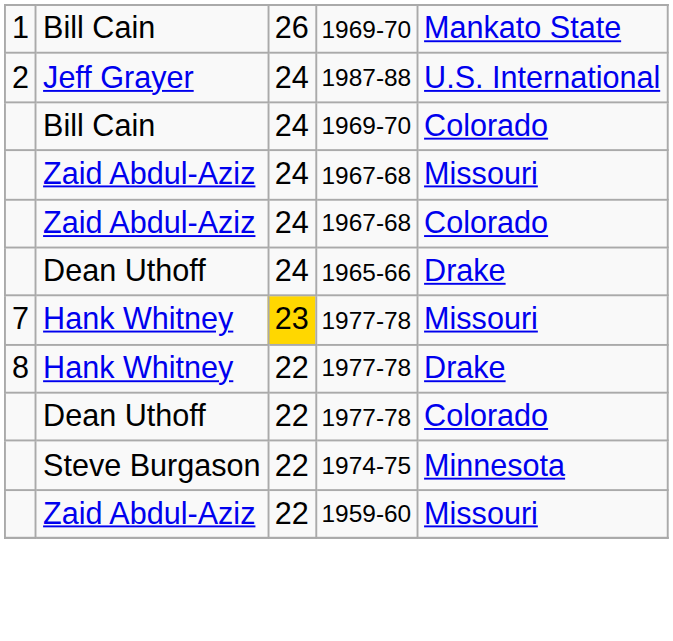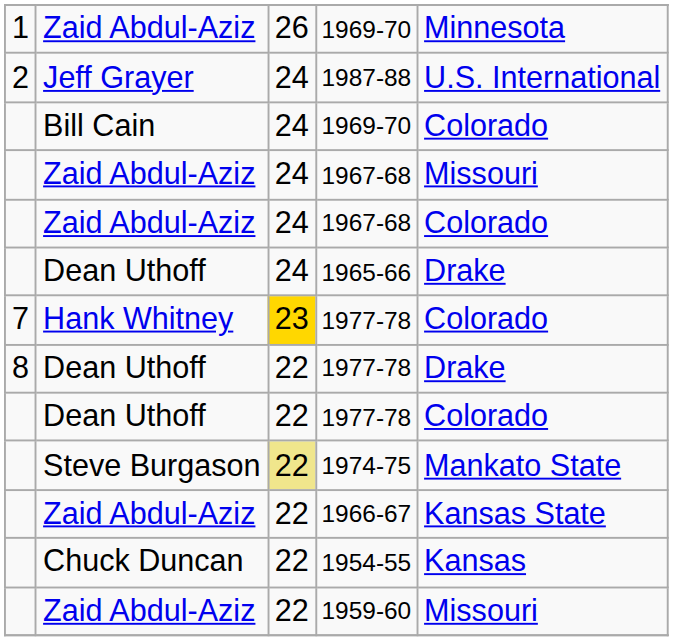(99, 28) Bill Cain -> (149, 28) Zaid Abdul-Aziz
(523, 28) Mankato State -> (495, 28) Minnesota
(481, 319) Missouri -> (486, 319) Colorado
(138, 367) Hank Whitney -> (124, 367) Dean Uthoff
(292, 464) no background -> (292, 464) khaki background
(495, 464) Minnesota -> (523, 464) Mankato State
+ row: (21, 514)
+ row: (21, 562)
